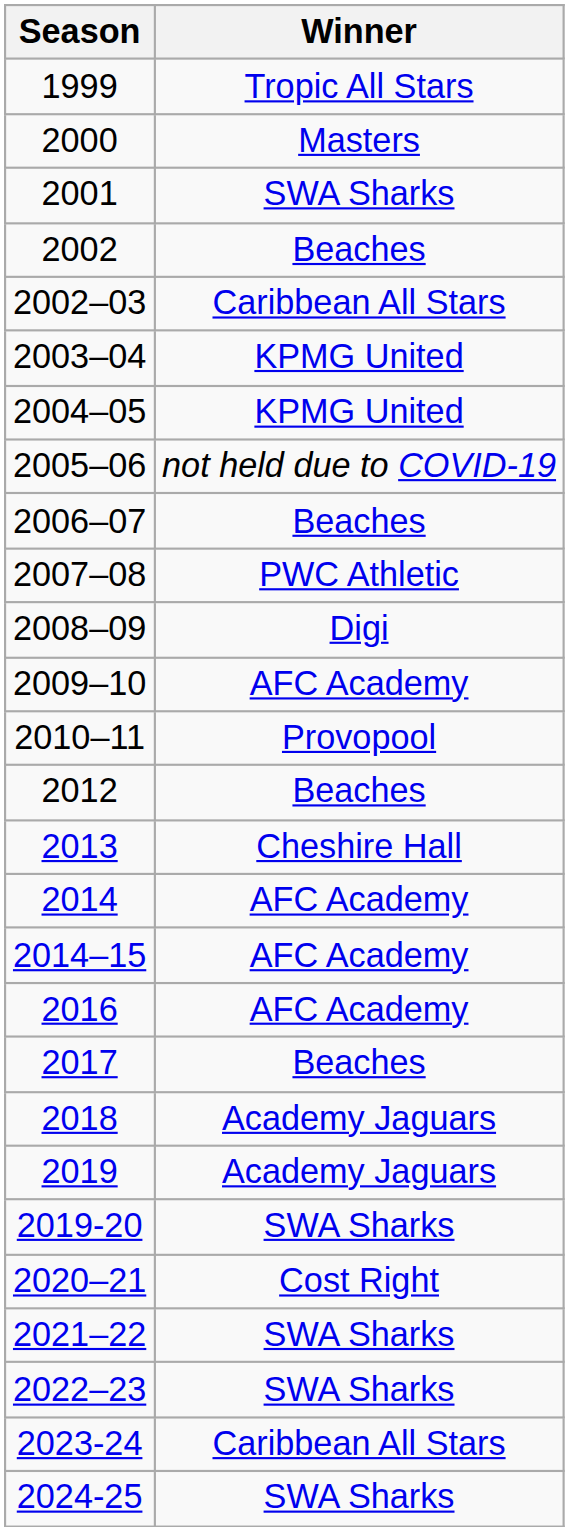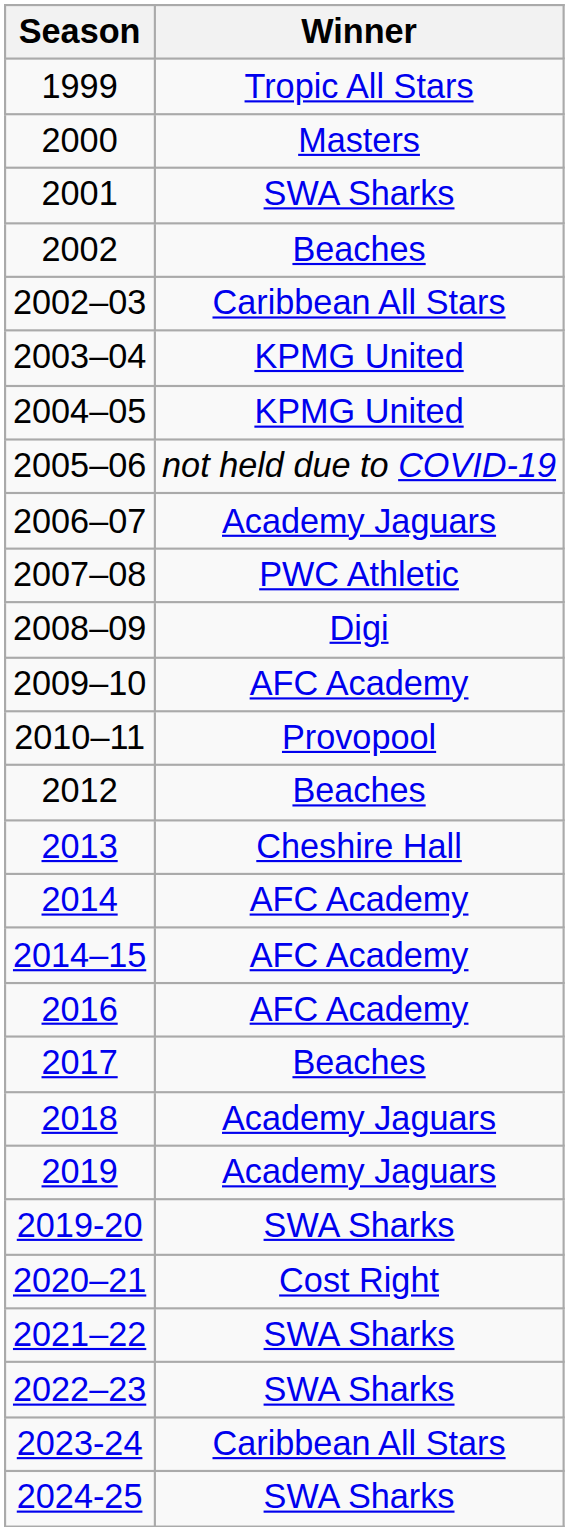(359, 520) Beaches -> (359, 520) Academy Jaguars
